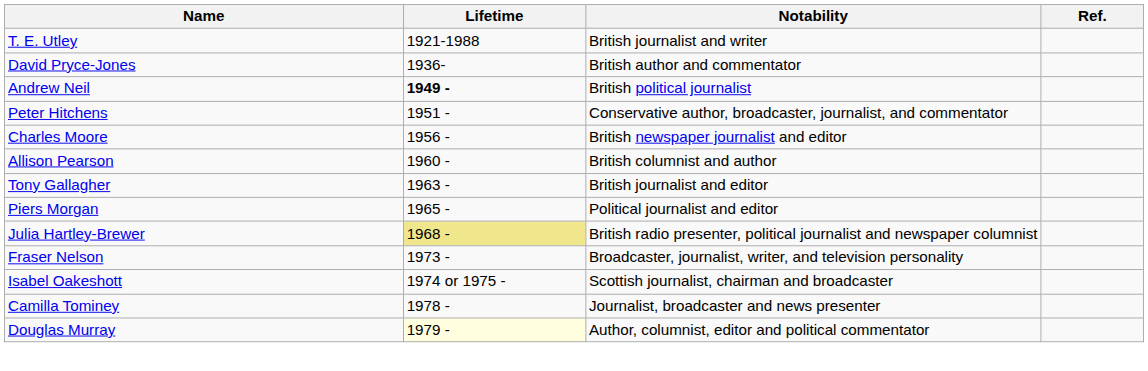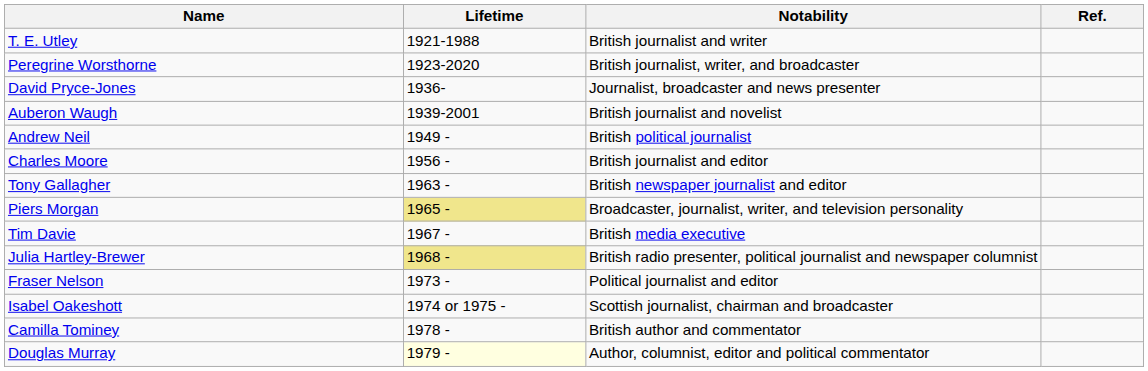+ row: (82, 64)
(695, 64) British author and commentator -> (735, 88) Journalist, broadcaster and news presenter
+ row: (63, 112)
(428, 88) bold -> (428, 137) normal
- row: (58, 112)
(718, 137) British newspaper journalist and editor -> (678, 161) British journalist and editor
- row: (61, 161)
(678, 185) British journalist and editor -> (718, 185) British newspaper journalist and editor
(428, 209) no background -> (428, 209) khaki background
(684, 209) Political journalist and editor -> (776, 209) Broadcaster, journalist, writer, and television personality
+ row: (42, 233)
(776, 257) Broadcaster, journalist, writer, and television personality -> (684, 281) Political journalist and editor
(735, 305) Journalist, broadcaster and news presenter -> (695, 329) British author and commentator
